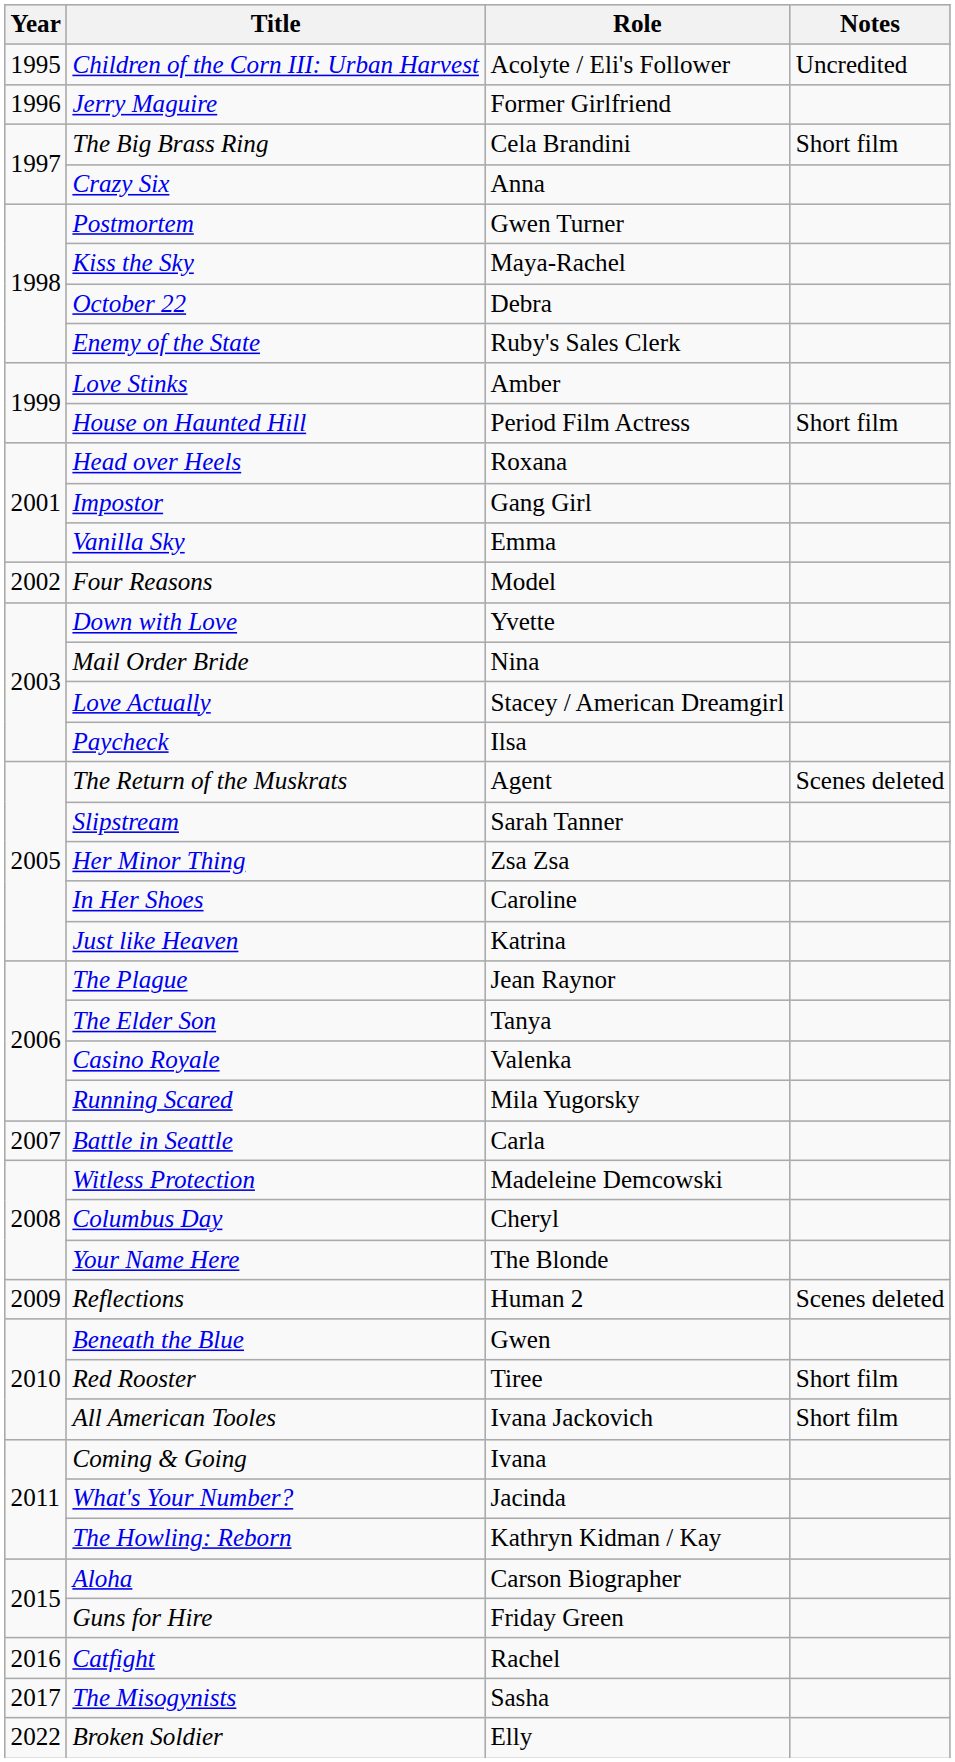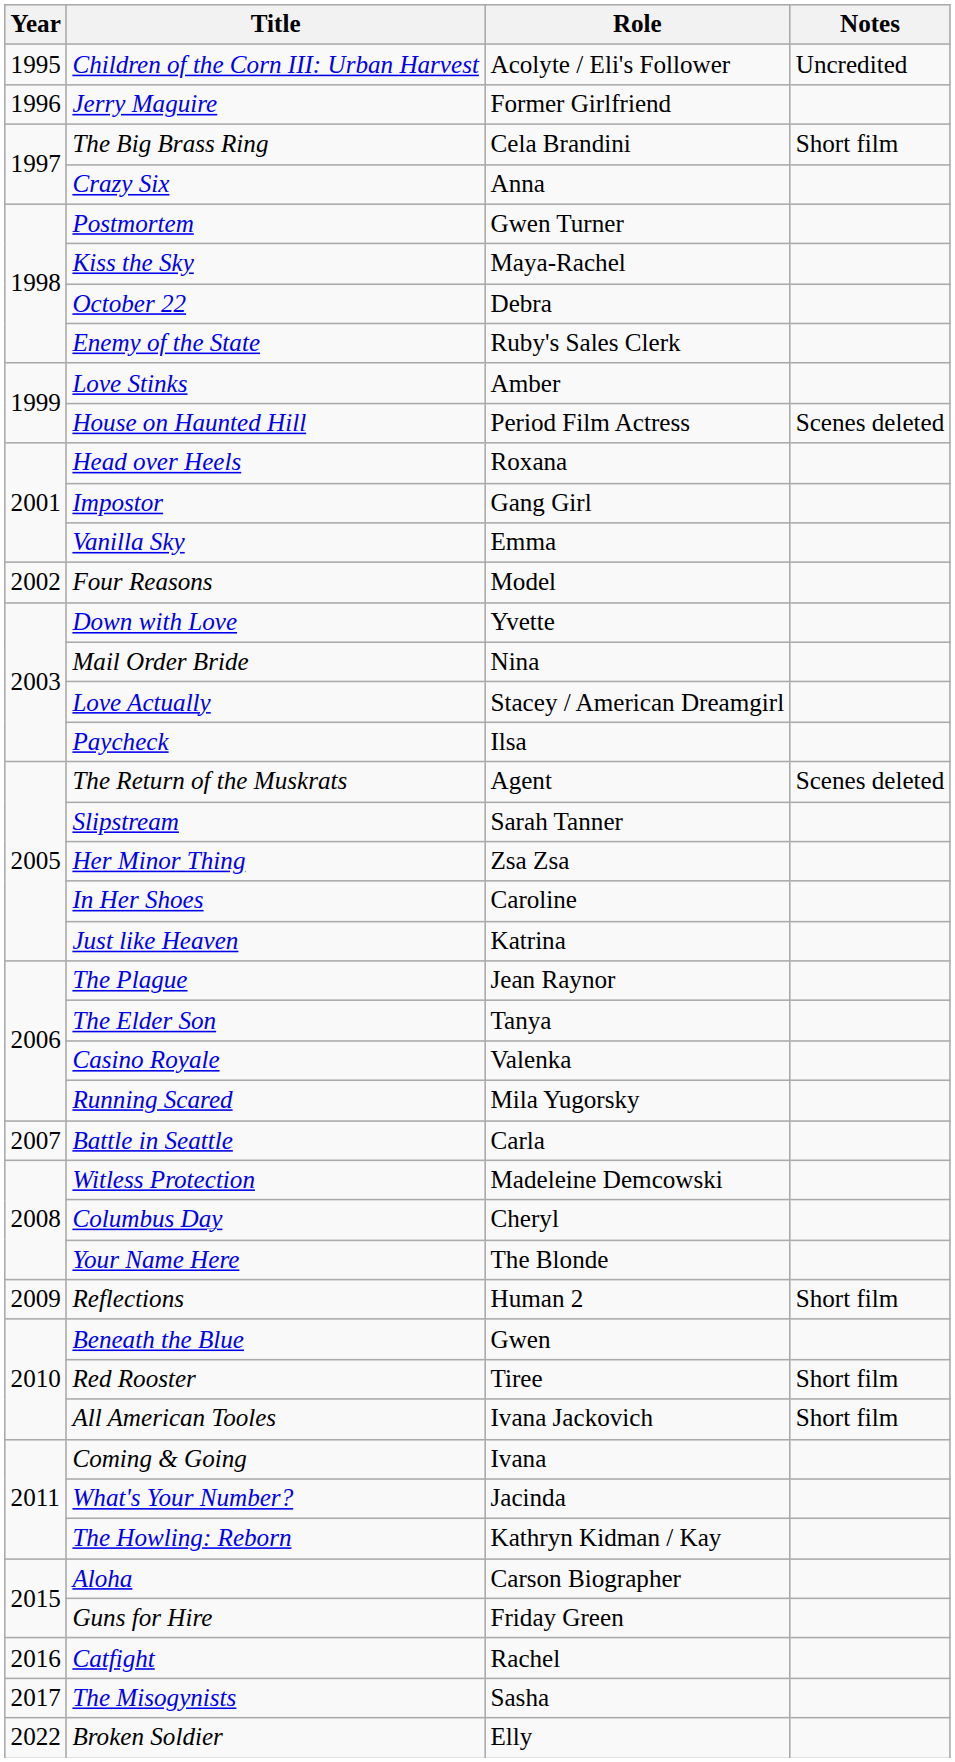(847, 422) Short film -> (870, 422) Scenes deleted
(870, 1299) Scenes deleted -> (847, 1299) Short film
